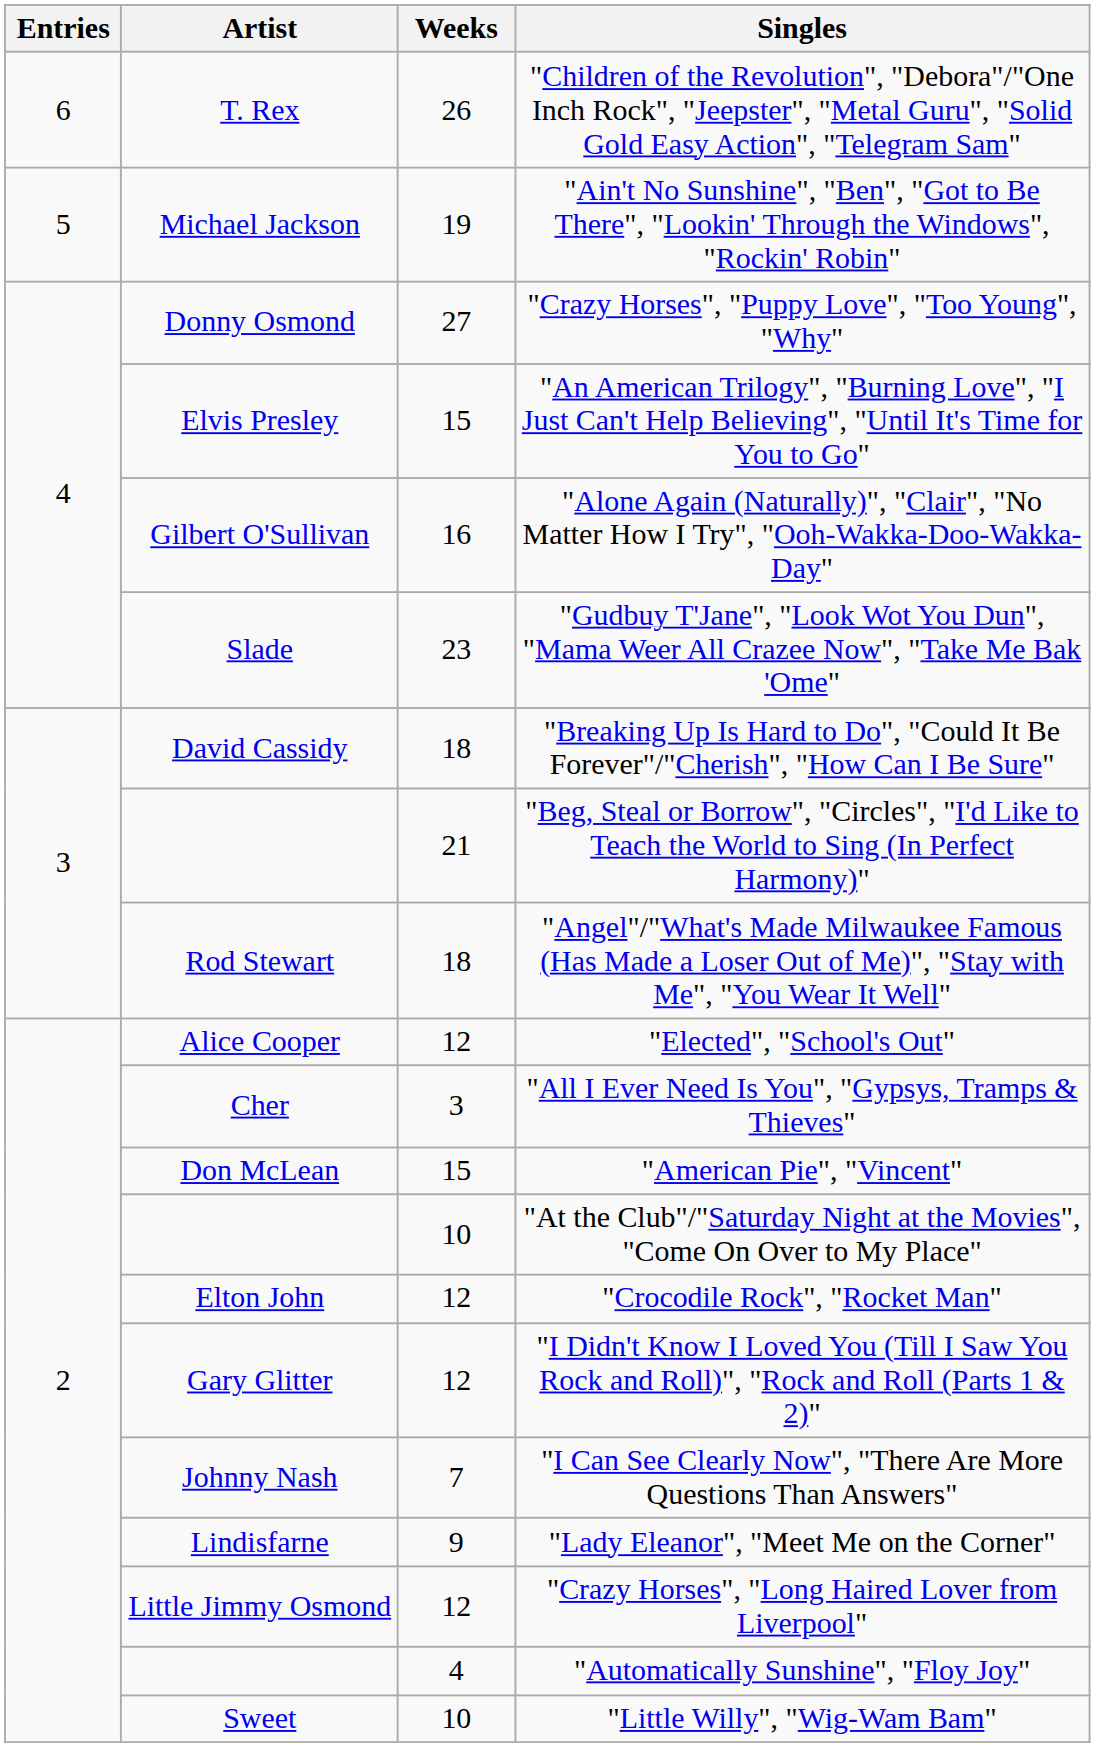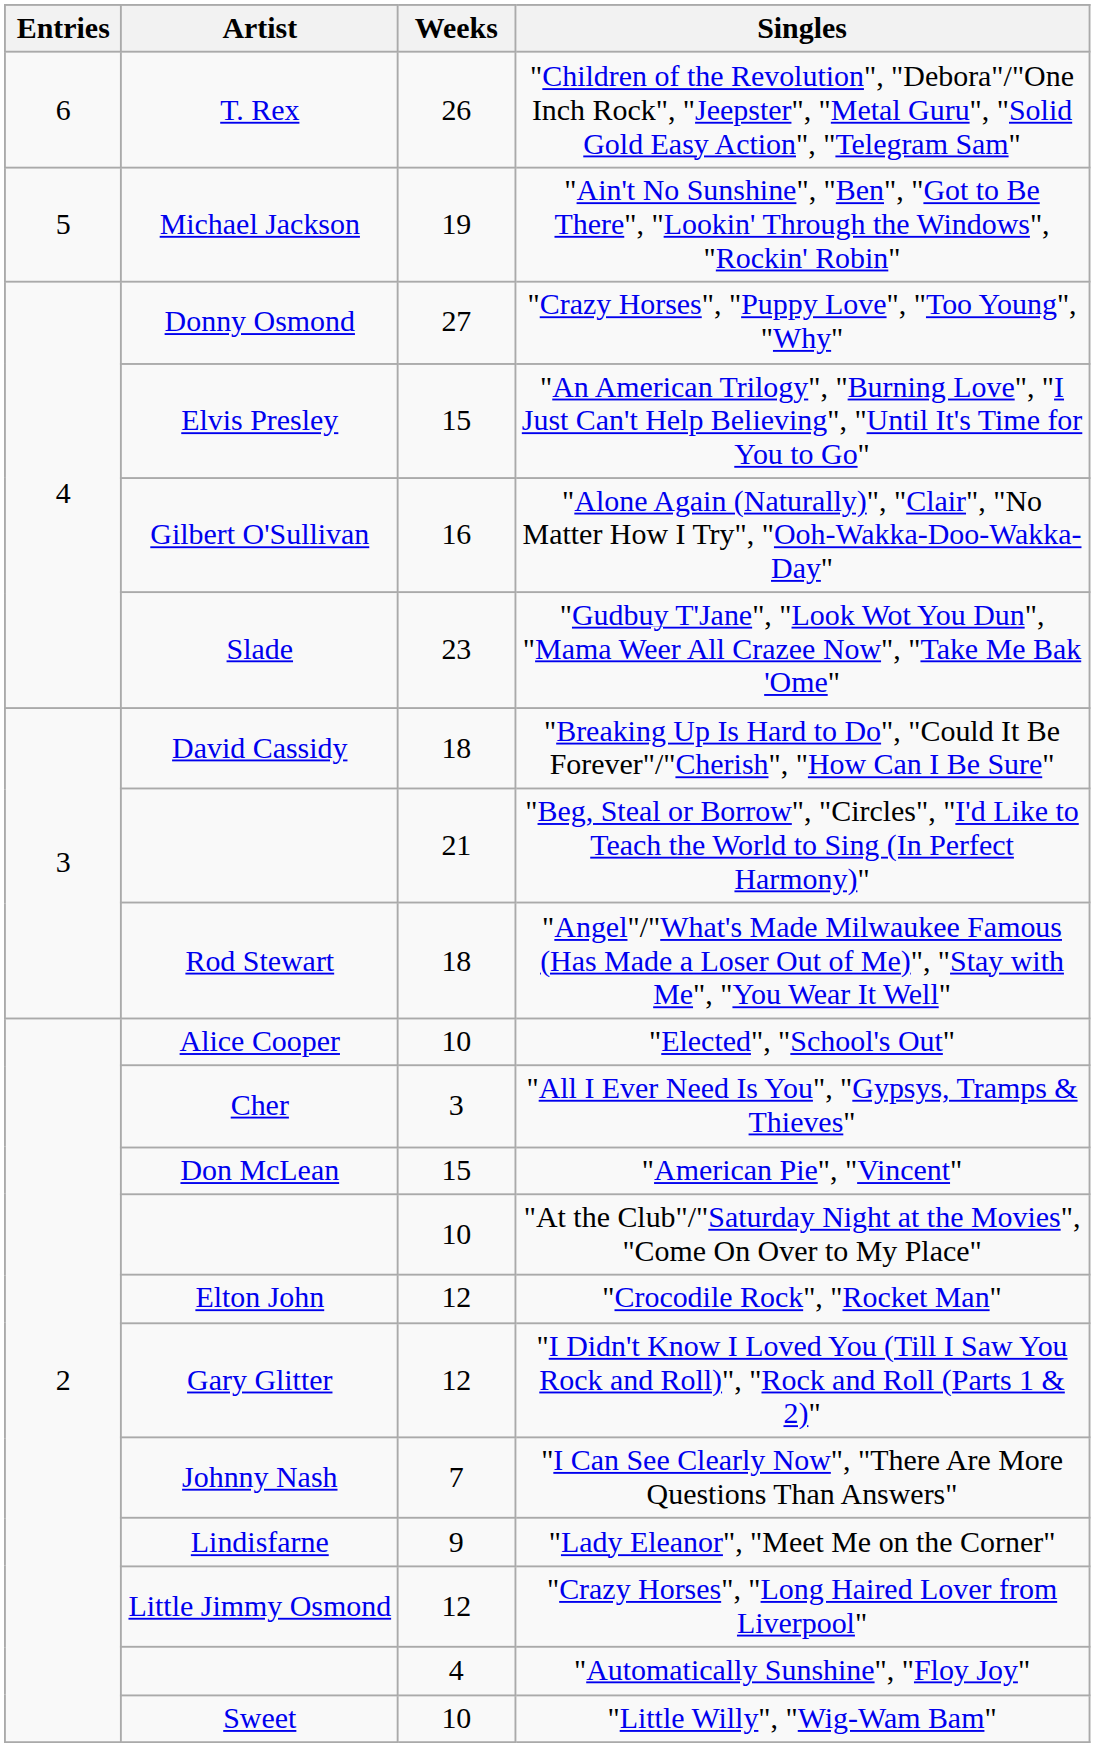(456, 1041) 12 -> (456, 1041) 10
